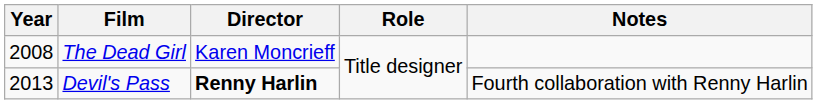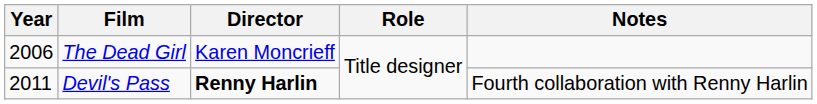(31, 51) 2008 -> (31, 51) 2006
(31, 83) 2013 -> (31, 83) 2011
